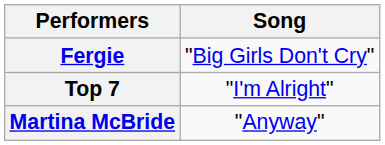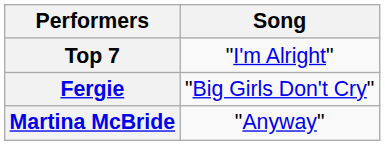rows swapped: (92, 88) <-> (92, 55)
